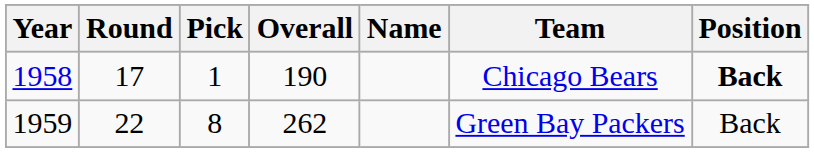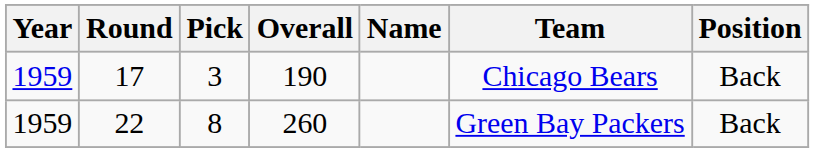(42, 75) 1958 -> (42, 75) 1959
(215, 75) 1 -> (215, 75) 3
(750, 75) bold -> (750, 75) normal
(305, 123) 262 -> (305, 123) 260
